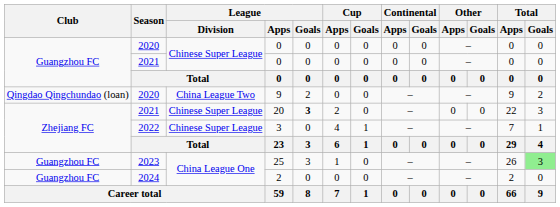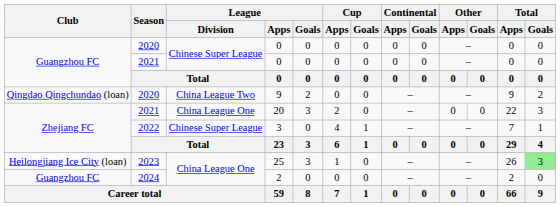(216, 111) Chinese Super League -> (216, 111) China League One
(308, 111) bold -> (308, 111) normal
(68, 161) Guangzhou FC -> (68, 161) Heilongjiang Ice City (loan)
